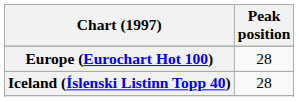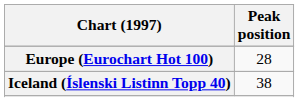(264, 83) 28 -> (264, 83) 38
